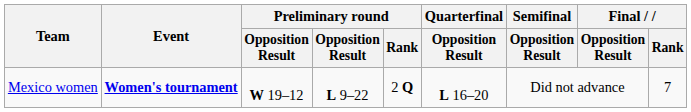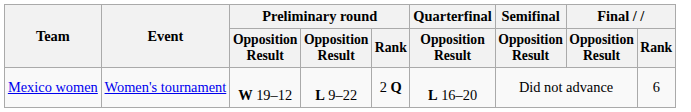(171, 87) bold -> (165, 87) normal
(668, 87) 7 -> (656, 87) 6
